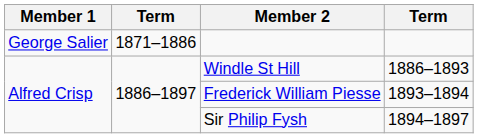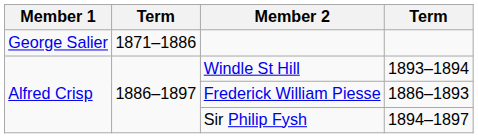(429, 68) 1886–1893 -> (429, 68) 1893–1894
(429, 94) 1893–1894 -> (429, 94) 1886–1893
